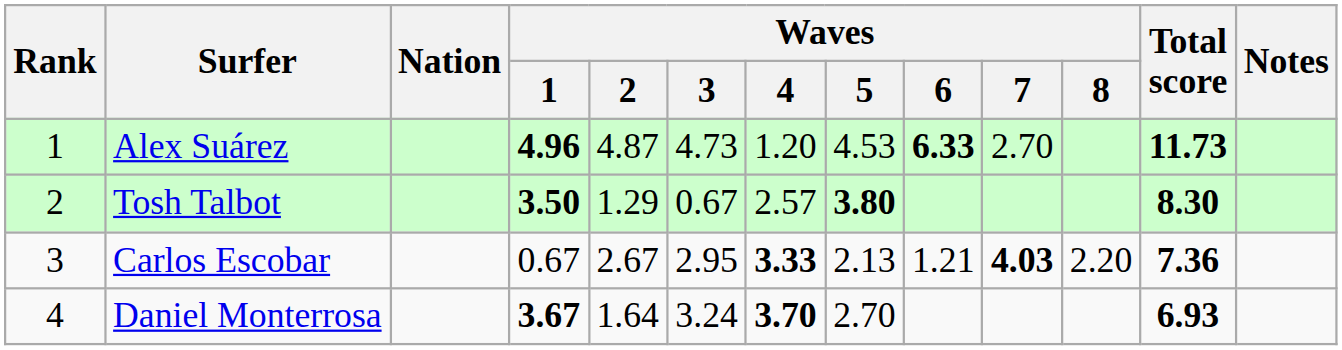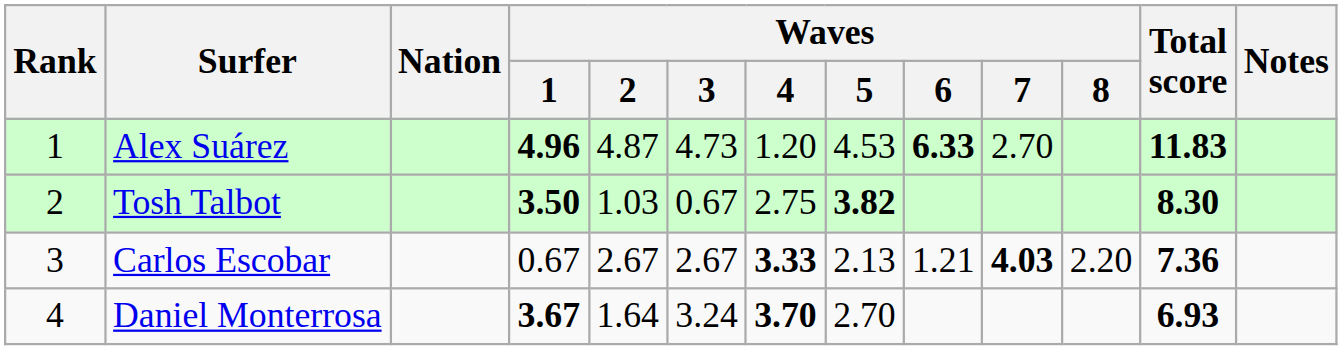(1188, 145) 11.73 -> (1188, 145) 11.83
(628, 202) 1.29 -> (628, 202) 1.03
(785, 202) 2.57 -> (785, 202) 2.75
(864, 202) 3.80 -> (864, 202) 3.82
(707, 259) 2.95 -> (707, 259) 2.67
